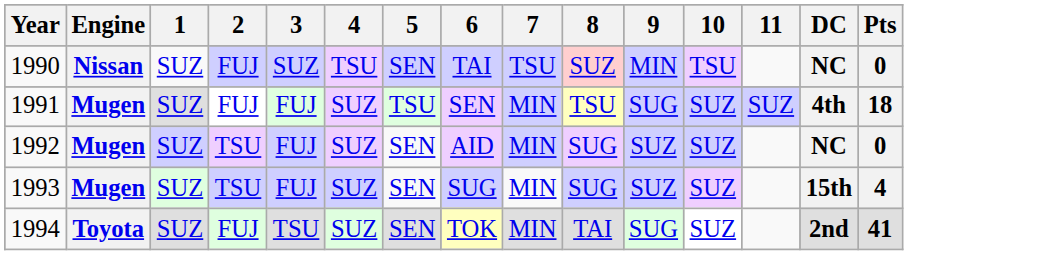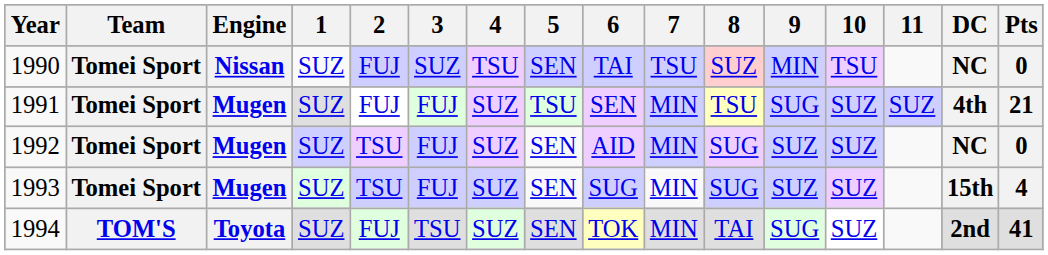+ column: (136, 25)
(880, 106) 18 -> (1021, 106) 21
